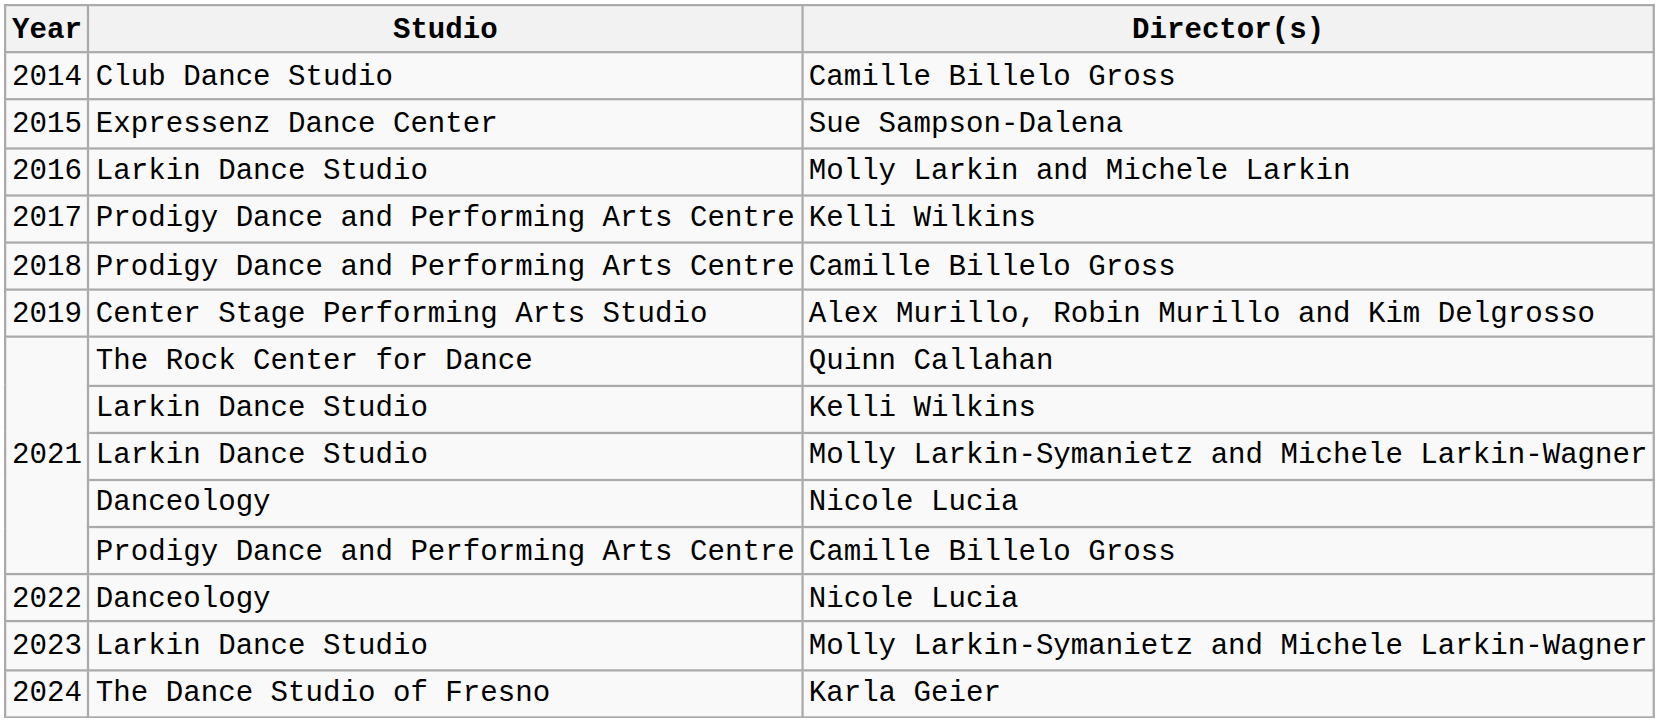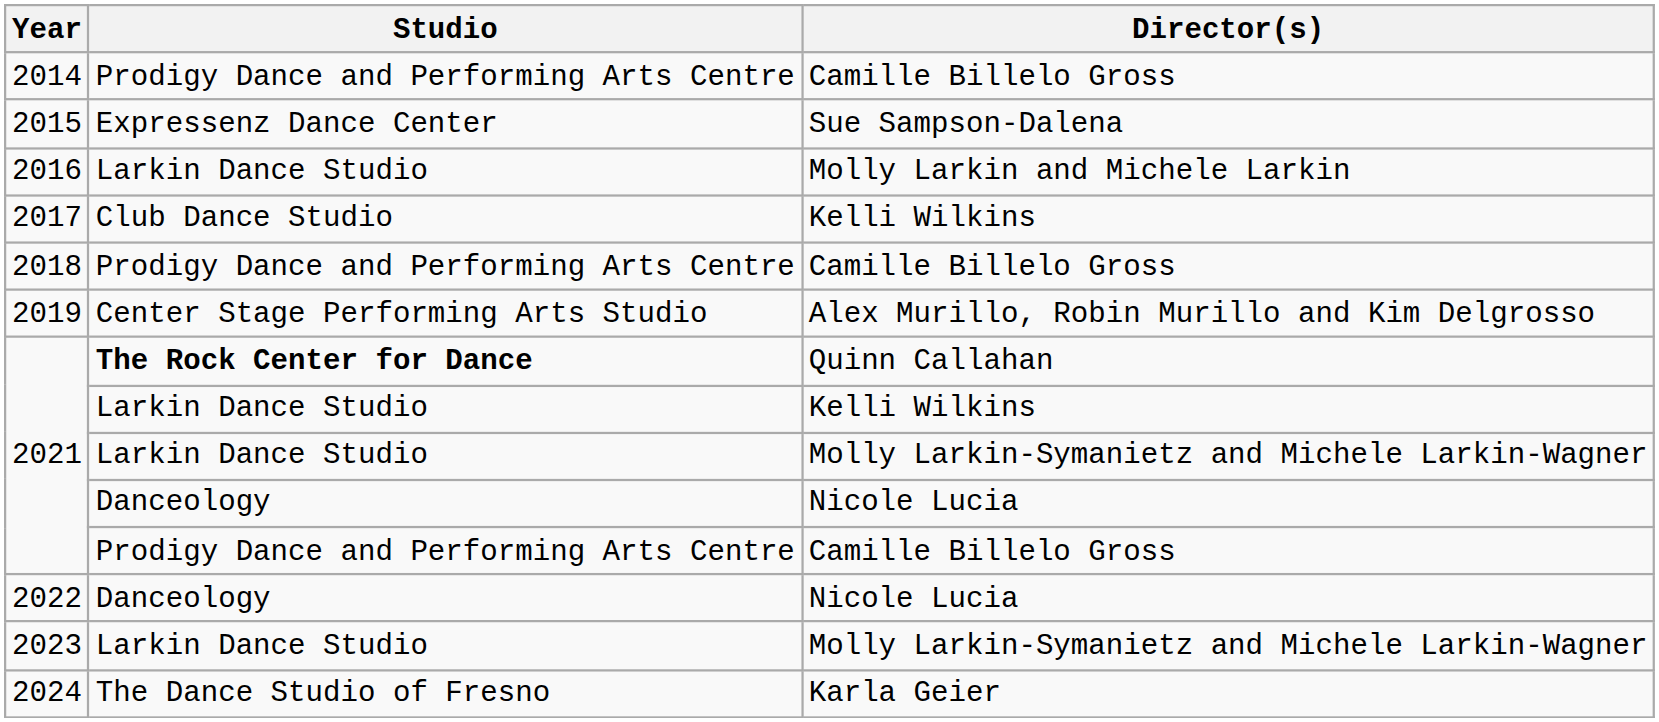(244, 76) Club Dance Studio -> (445, 76) Prodigy Dance and Performing Arts Centre
(445, 219) Prodigy Dance and Performing Arts Centre -> (244, 219) Club Dance Studio
(314, 361) normal -> (314, 361) bold
